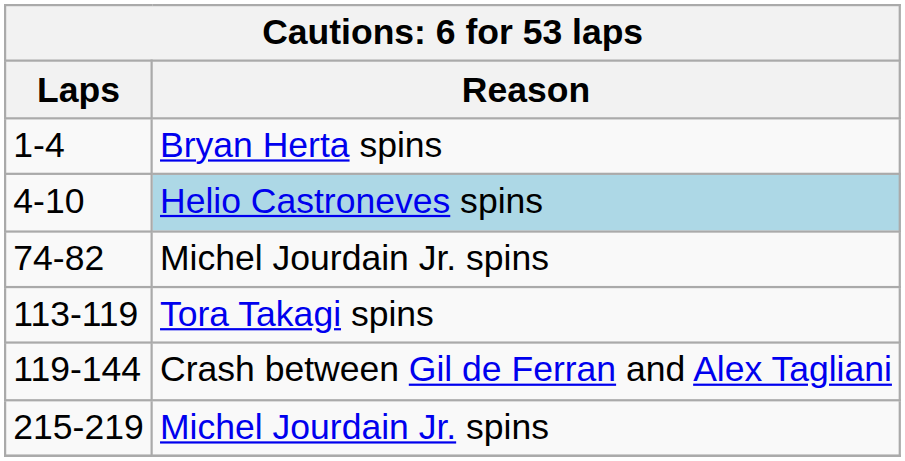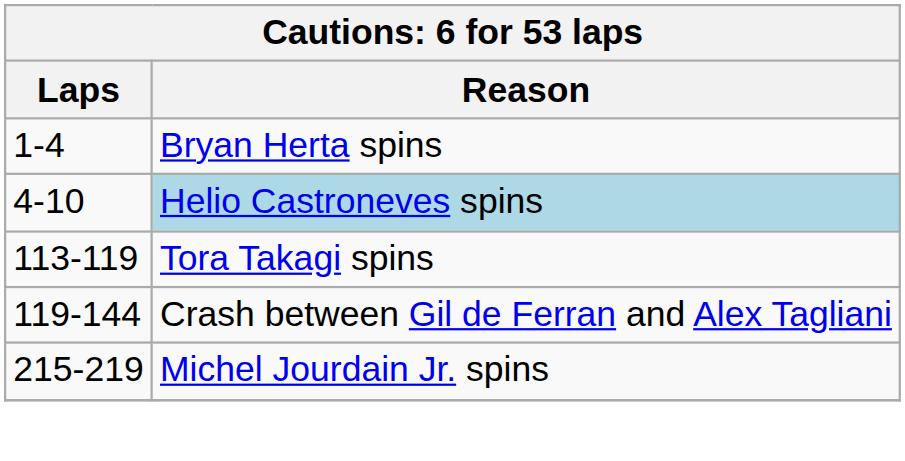- row: (59, 257)
